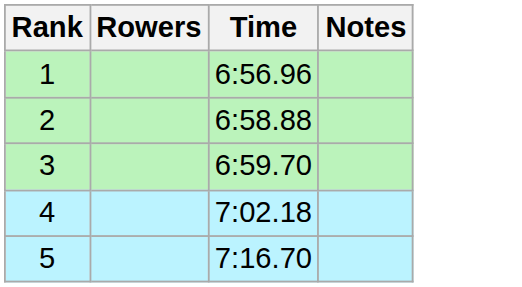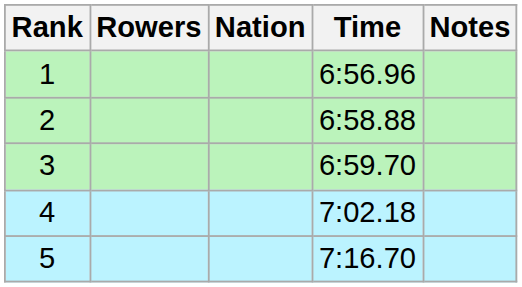+ column: (260, 27)
